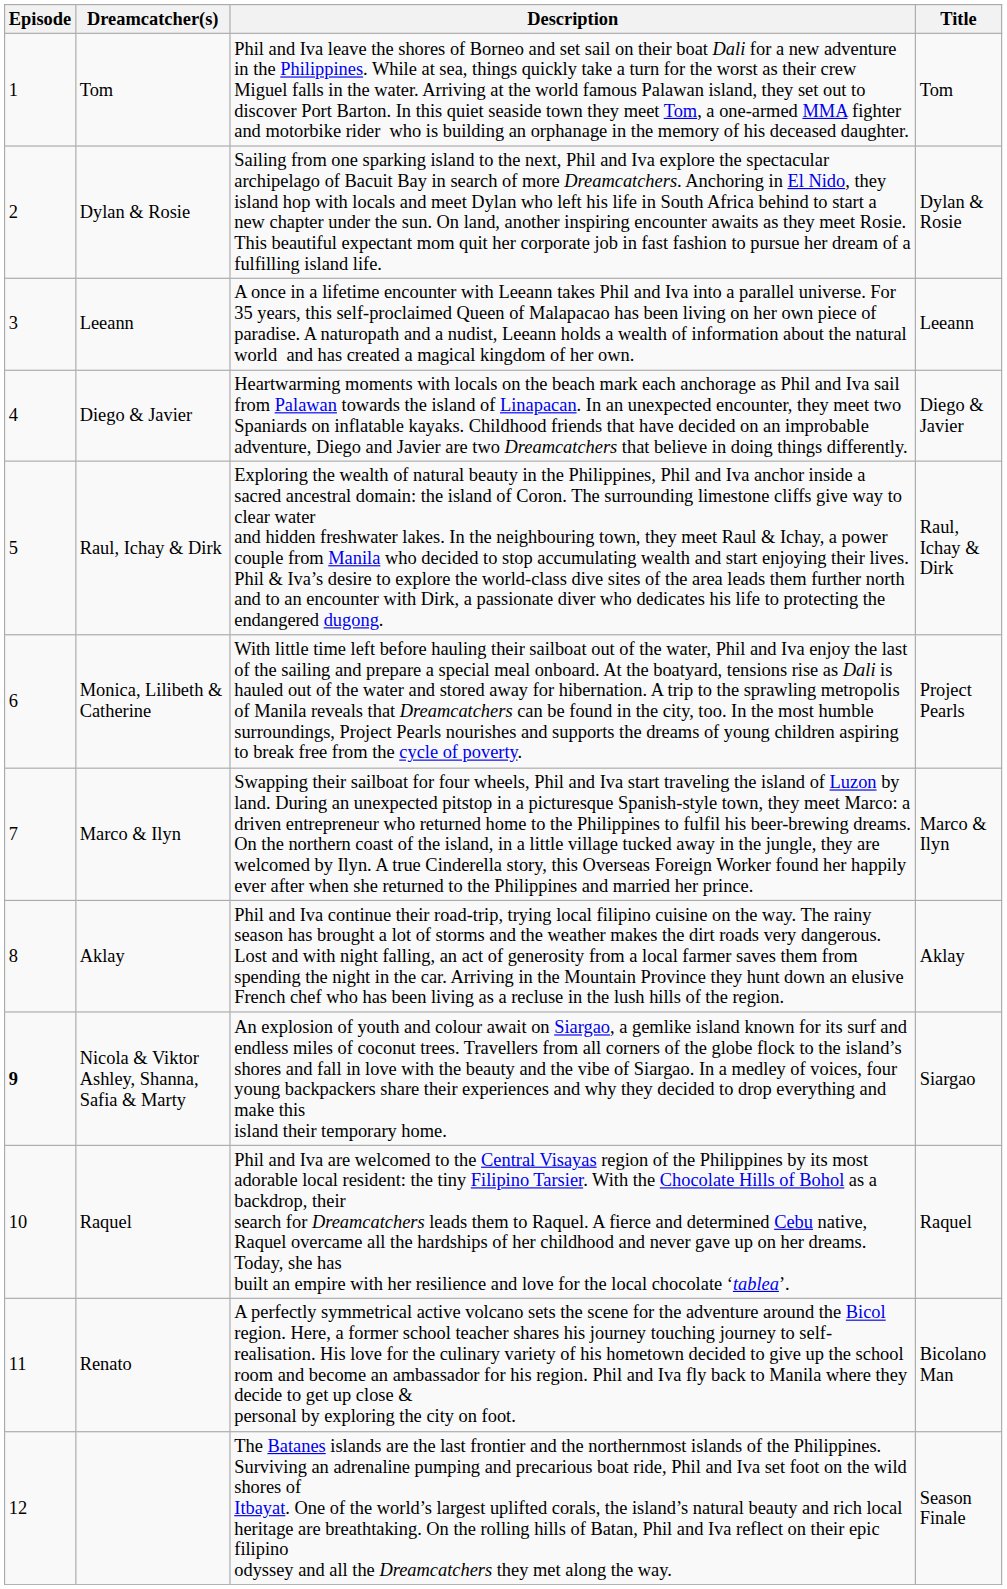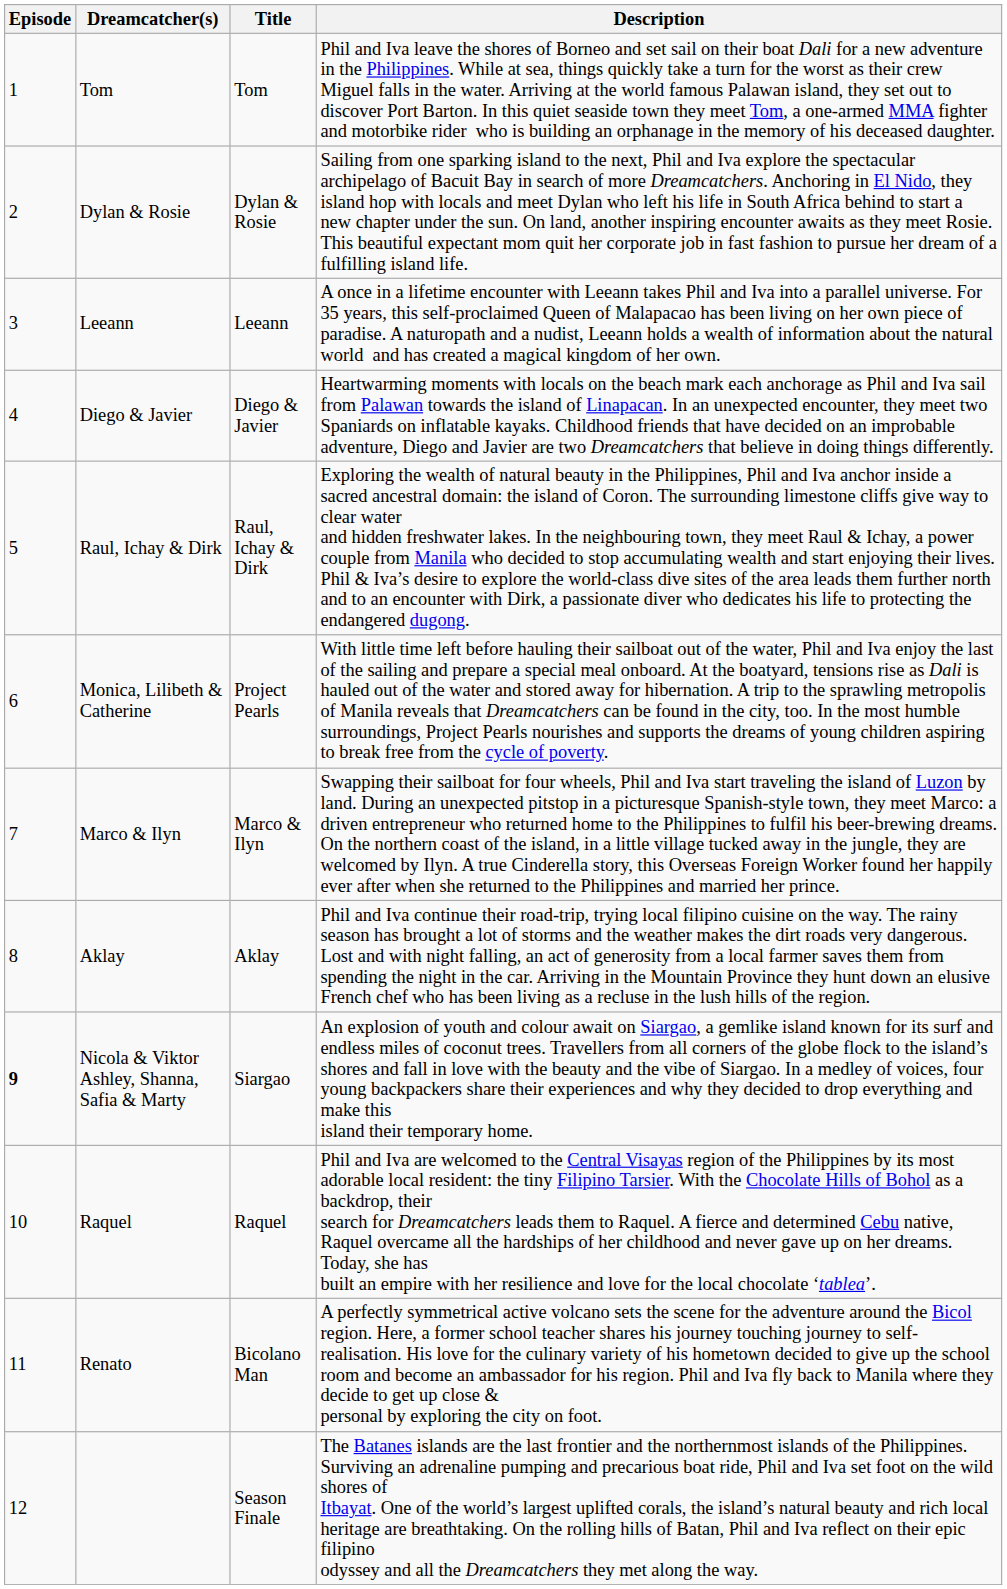columns swapped: (959, 19) <-> (573, 19)
